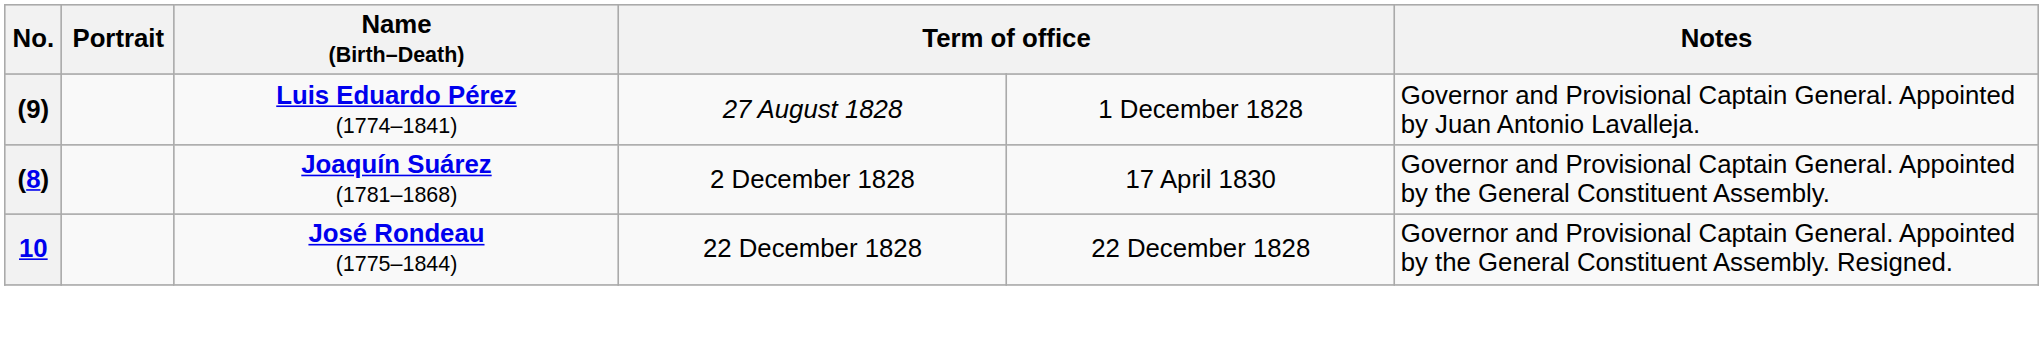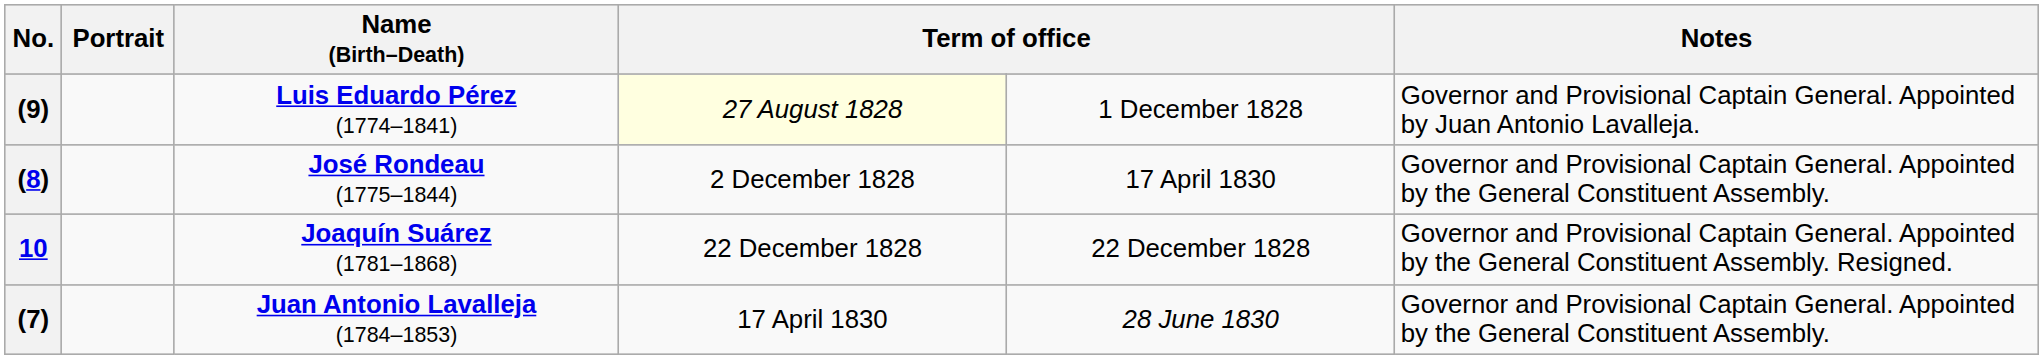(812, 109) no background -> (812, 109) lightyellow background
(396, 179) Joaquín Suárez (1781–1868) -> (396, 179) José Rondeau (1775–1844)
(396, 248) José Rondeau (1775–1844) -> (396, 248) Joaquín Suárez (1781–1868)
+ row: (33, 318)
